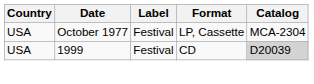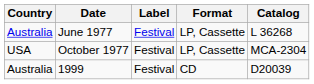+ row: (85, 32)
(19, 50) USA -> (30, 69) Australia
(270, 50) lightgrey background -> (271, 69) no background
